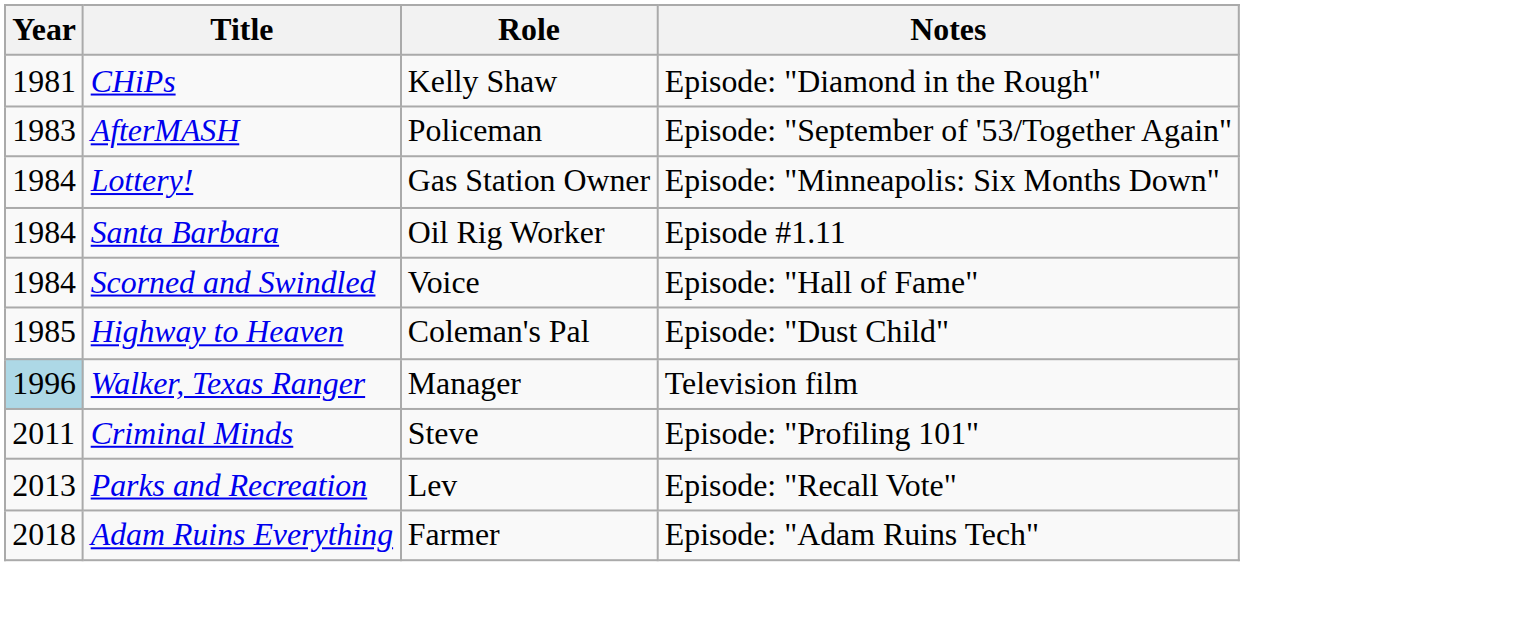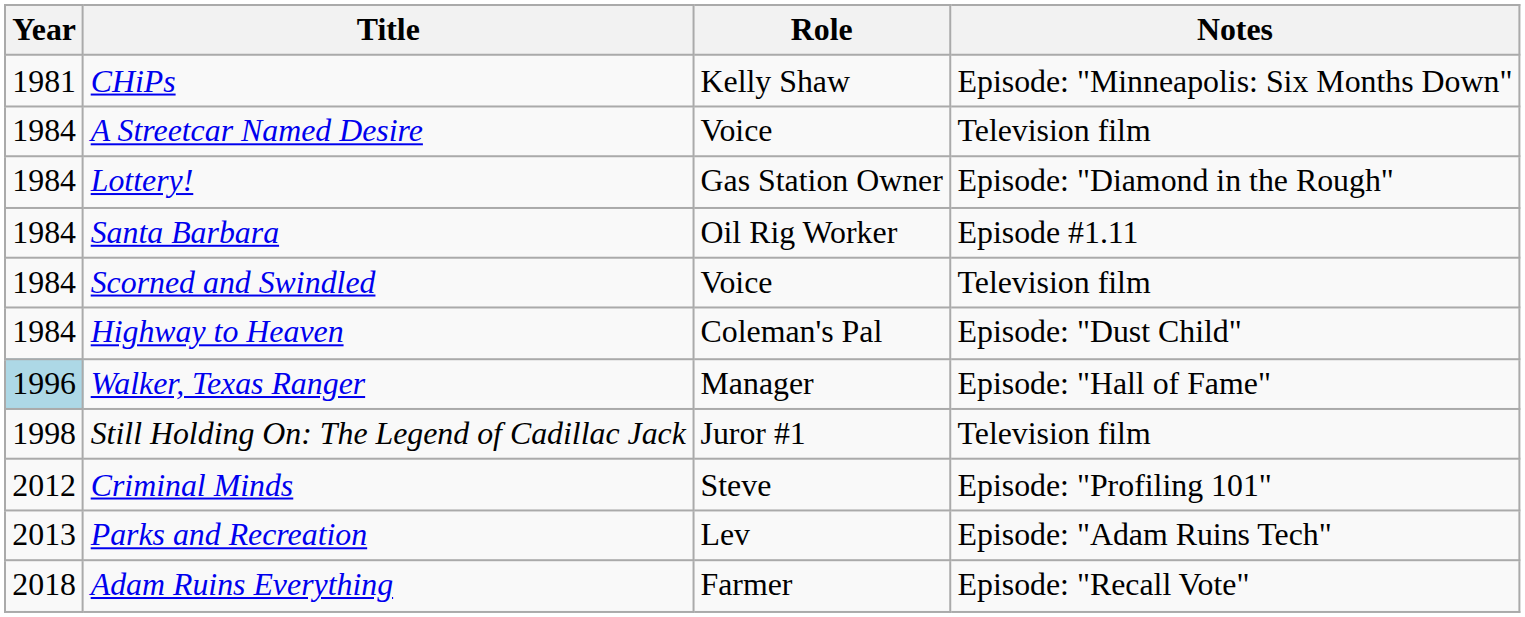(883, 80) Episode: "Diamond in the Rough" -> (1235, 80) Episode: "Minneapolis: Six Months Down"
- row: (165, 130)
+ row: (257, 130)
(942, 181) Episode: "Minneapolis: Six Months Down" -> (1176, 181) Episode: "Diamond in the Rough"
(821, 282) Episode: "Hall of Fame" -> (1054, 282) Television film
(44, 332) 1985 -> (44, 332) 1984
(761, 383) Television film -> (1114, 383) Episode: "Hall of Fame"
+ row: (388, 433)
(44, 433) 2011 -> (44, 484) 2012
(811, 484) Episode: "Recall Vote" -> (1145, 534) Episode: "Adam Ruins Tech"
(852, 534) Episode: "Adam Ruins Tech" -> (1103, 585) Episode: "Recall Vote"
